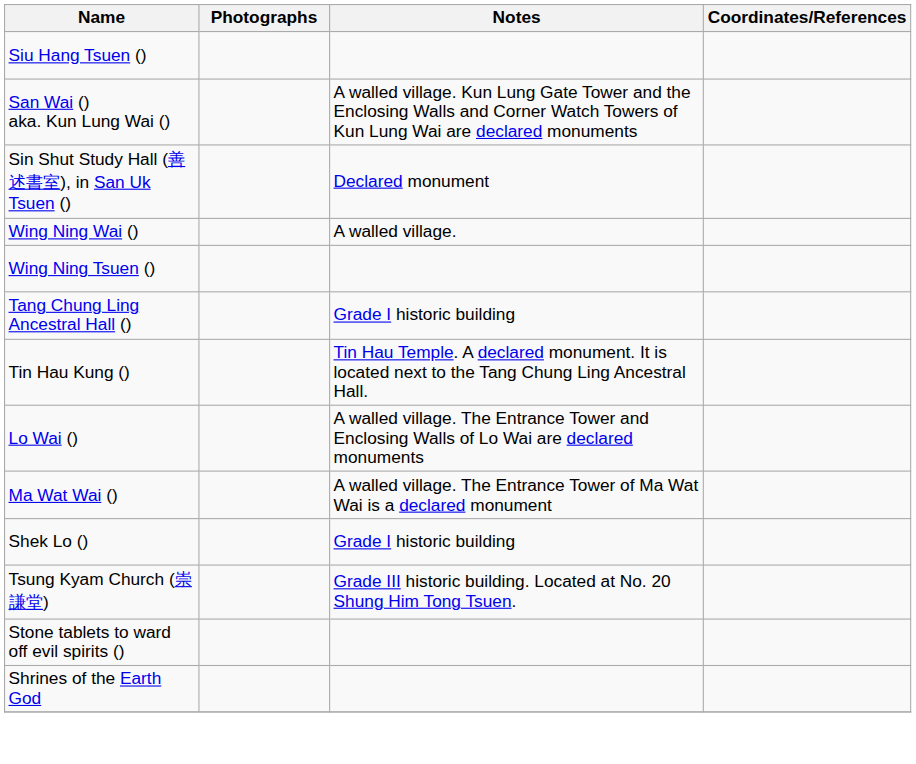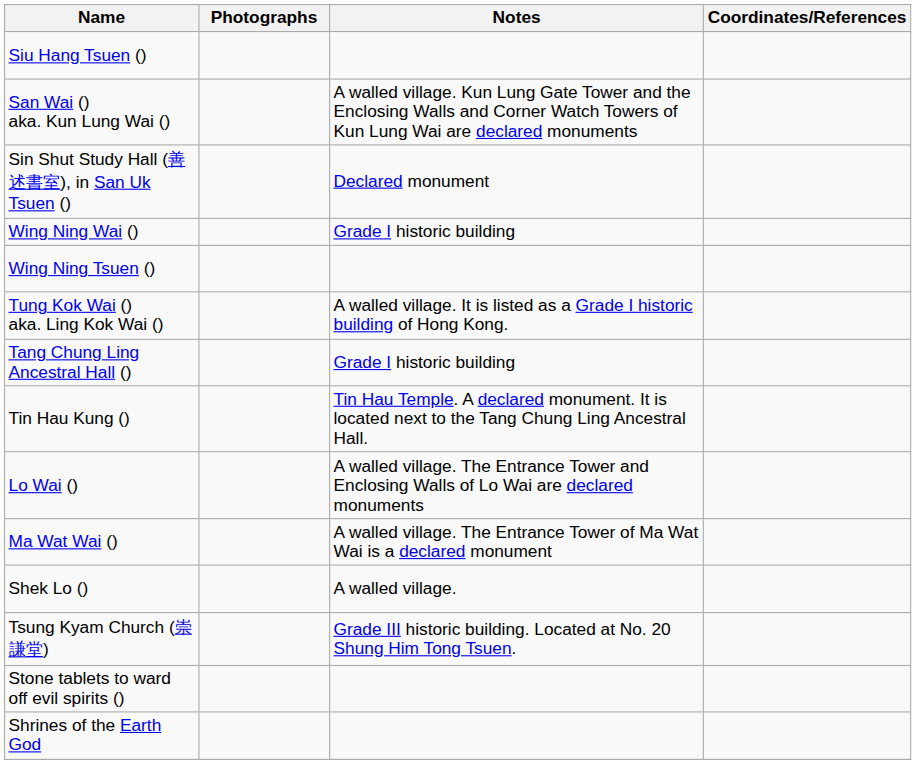(395, 231) A walled village. -> (424, 231) Grade I historic building
+ row: (86, 315)
(424, 541) Grade I historic building -> (395, 588) A walled village.
